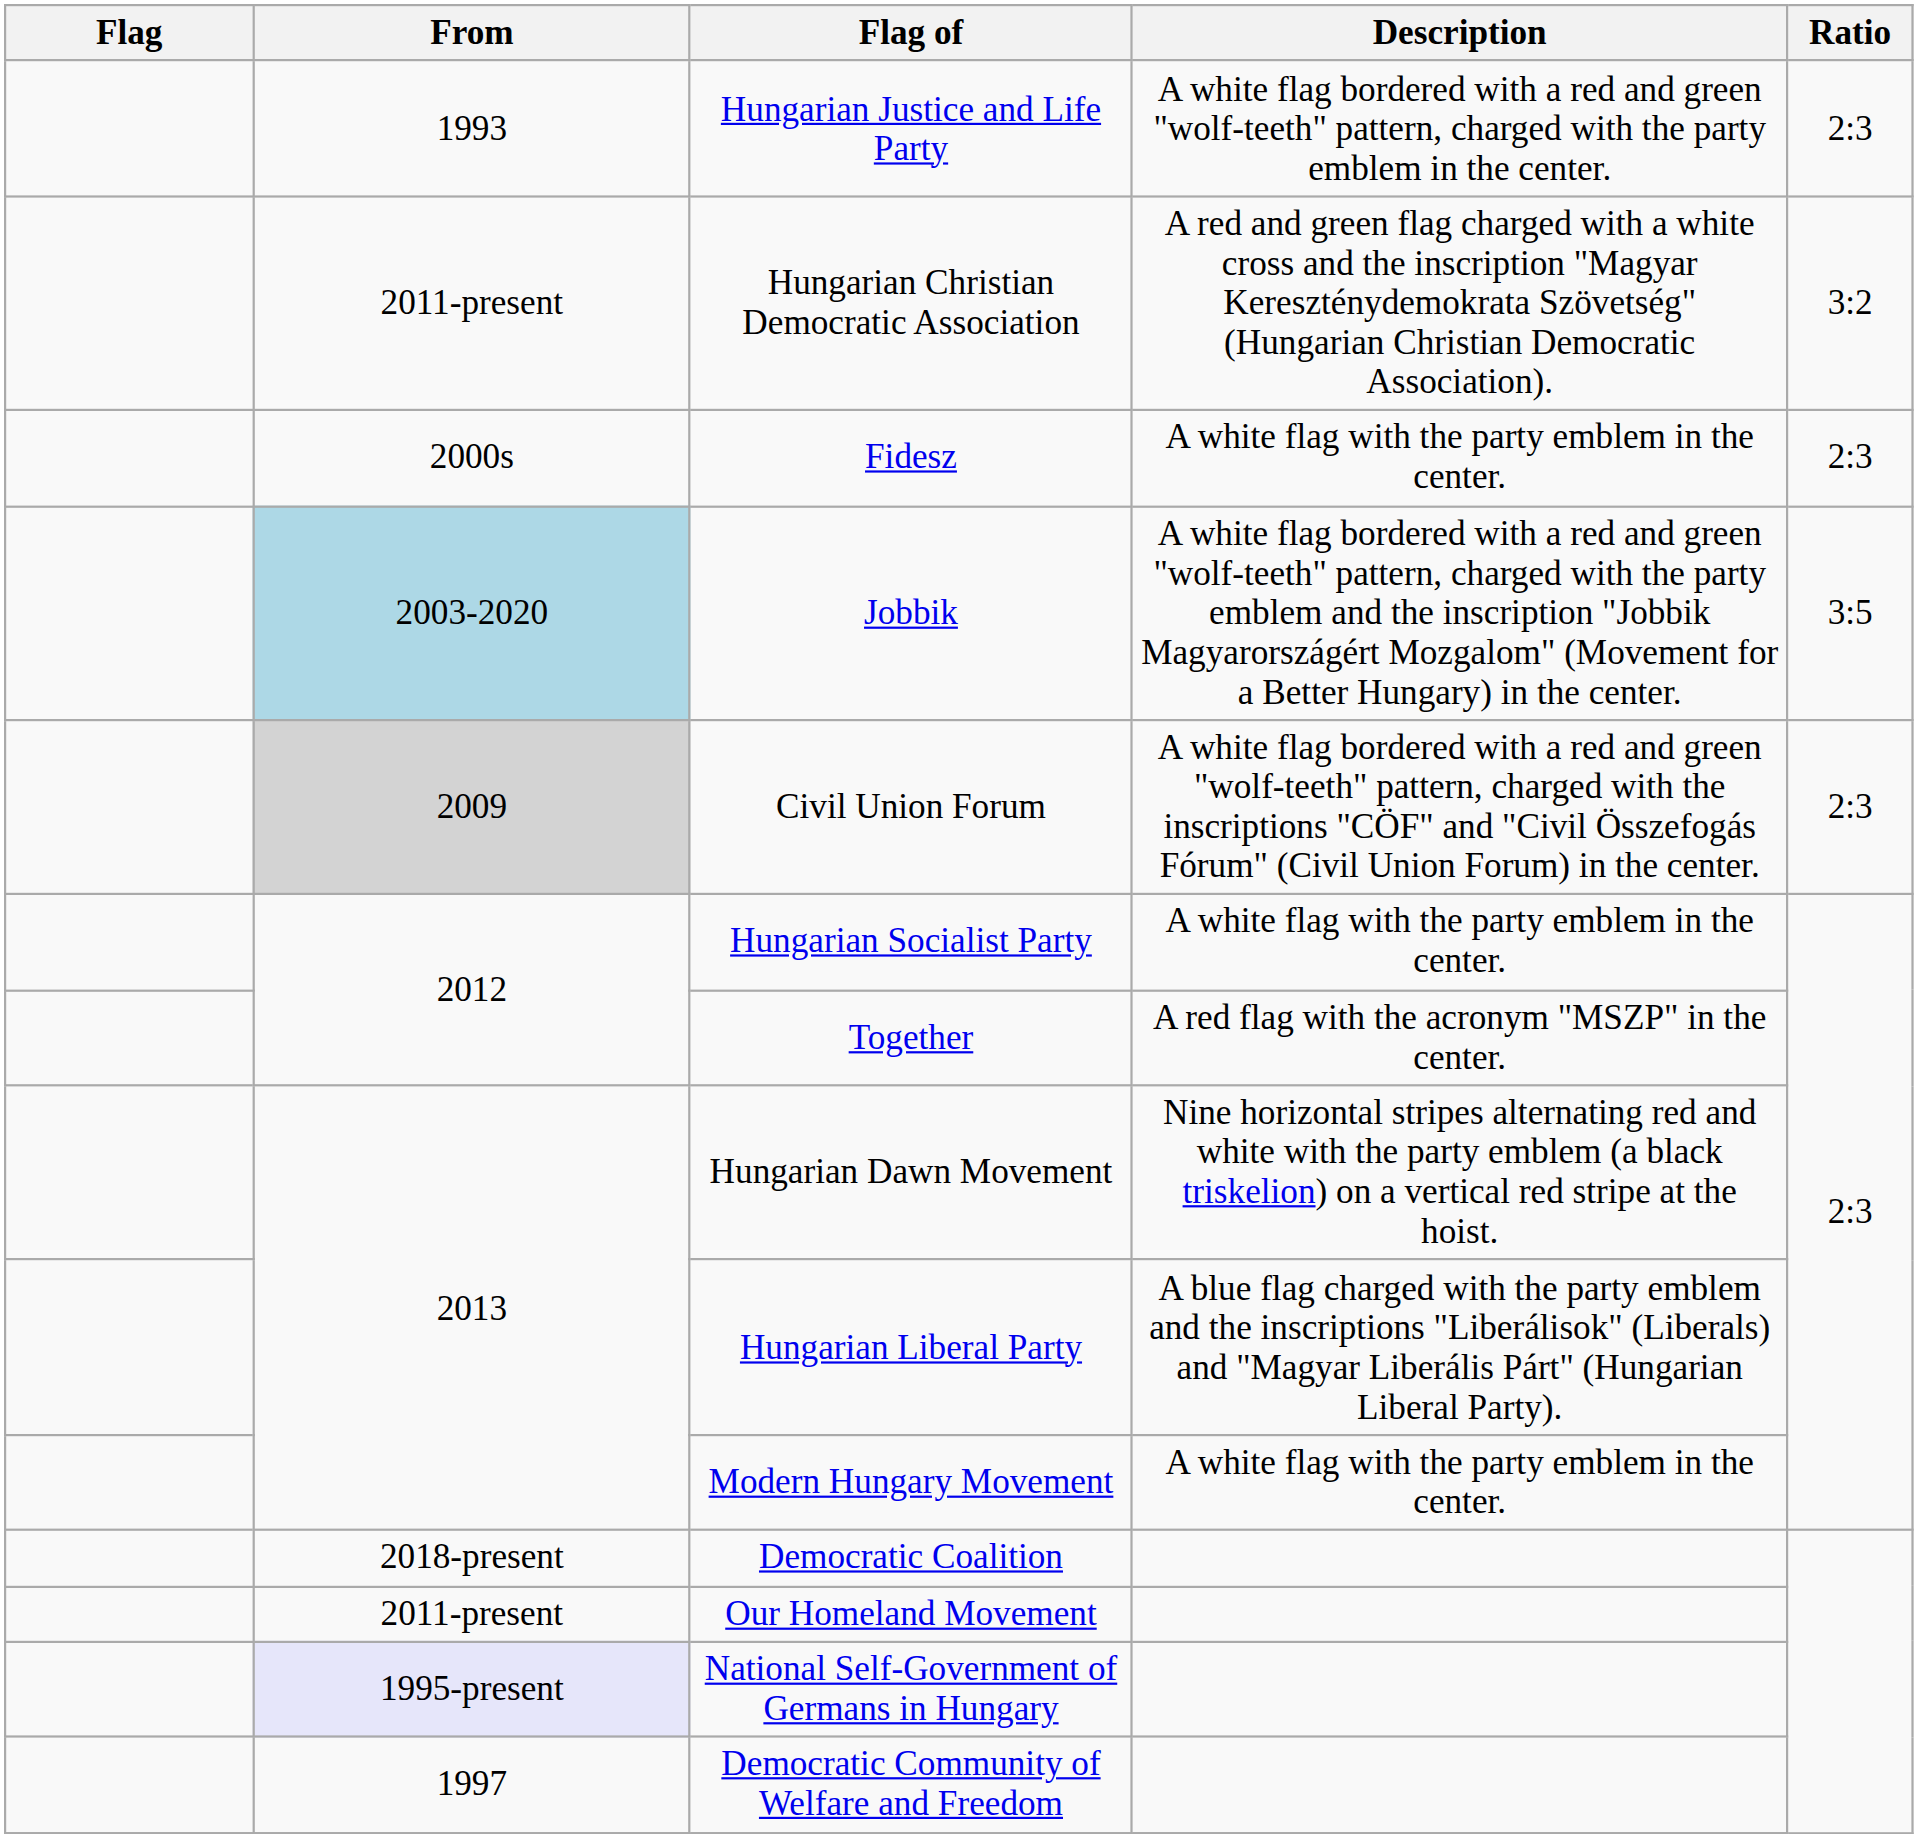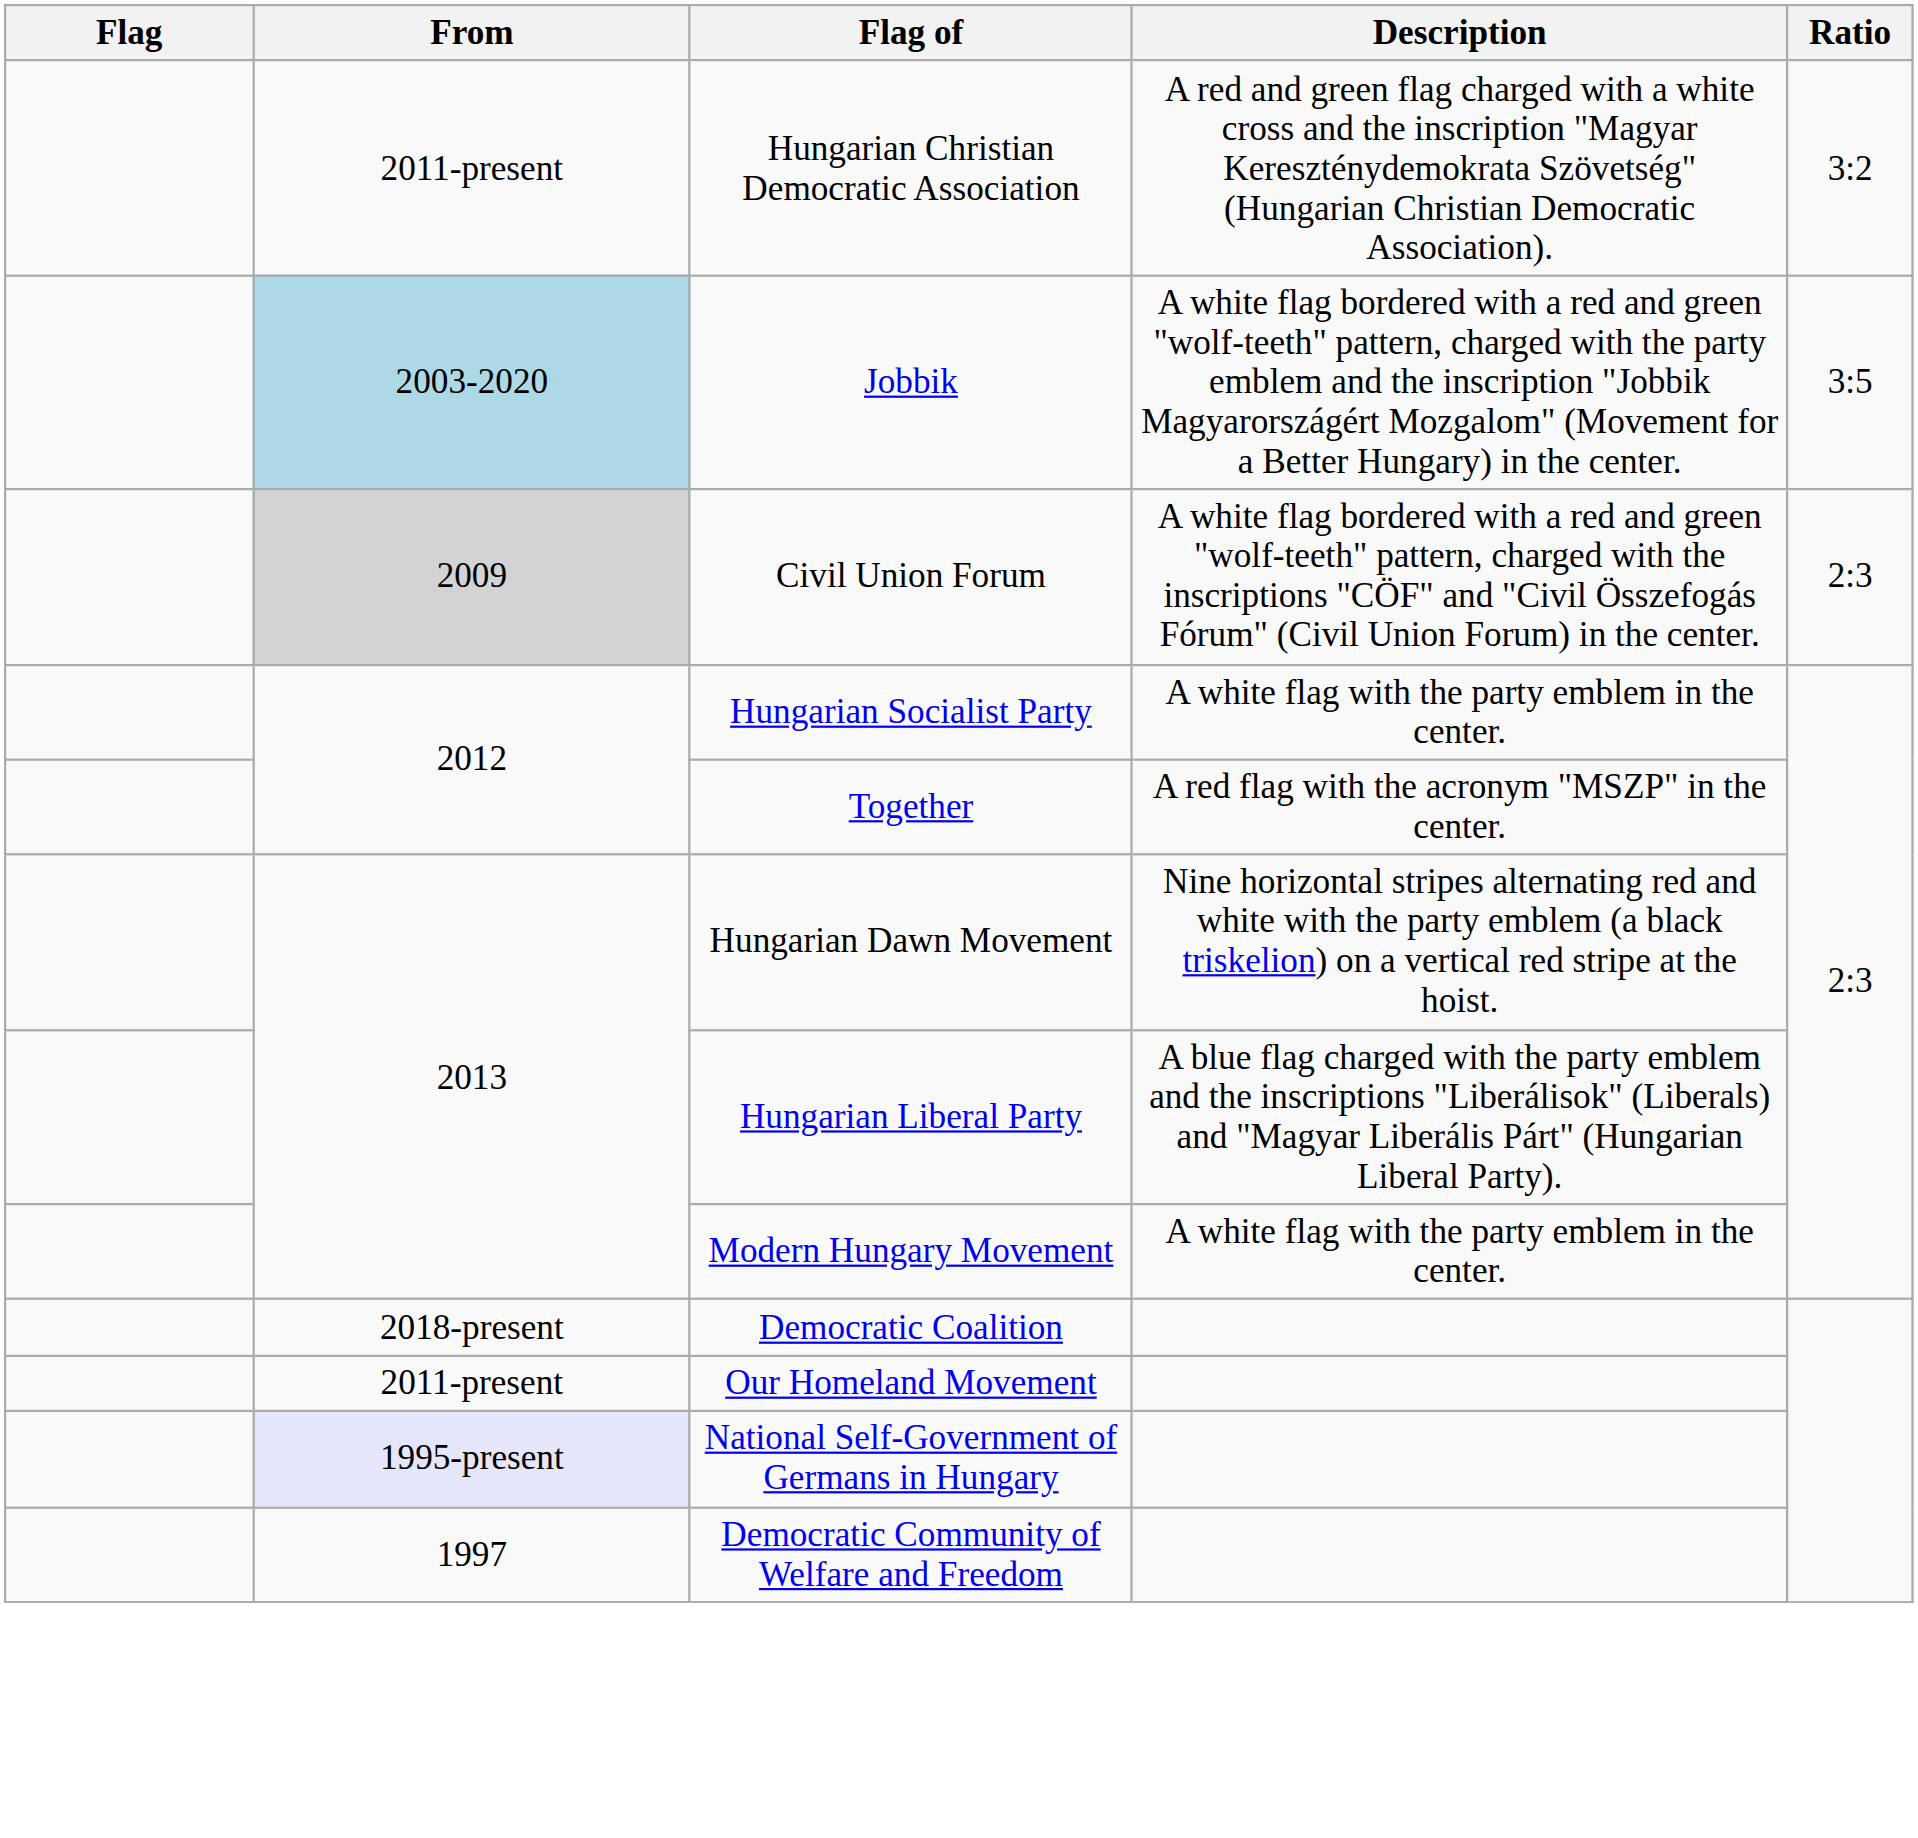- row: (911, 127)
- row: (911, 457)
